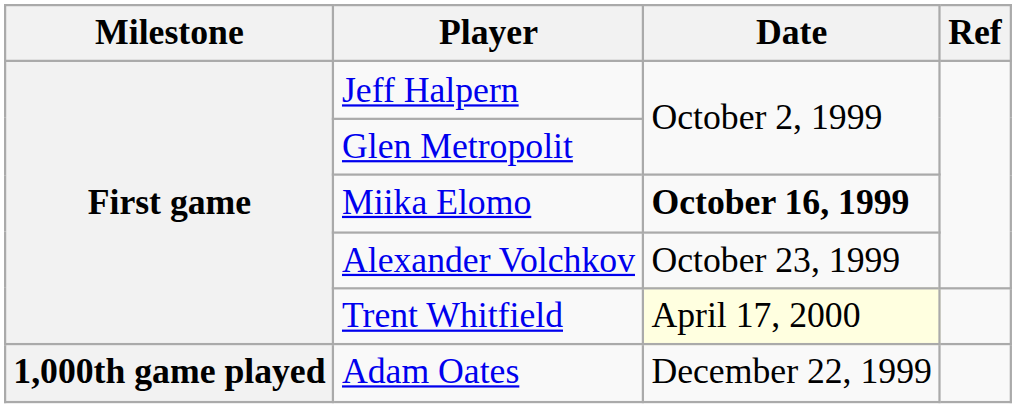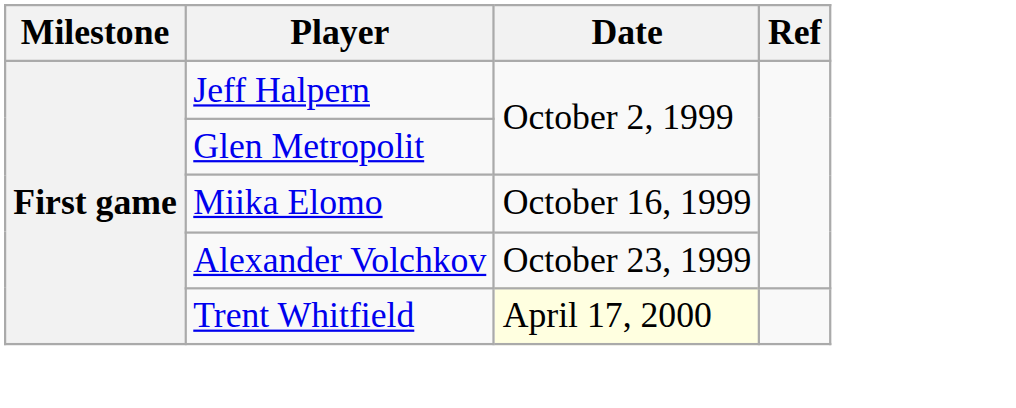(780, 202) bold -> (627, 202) normal
- row: (431, 372)
